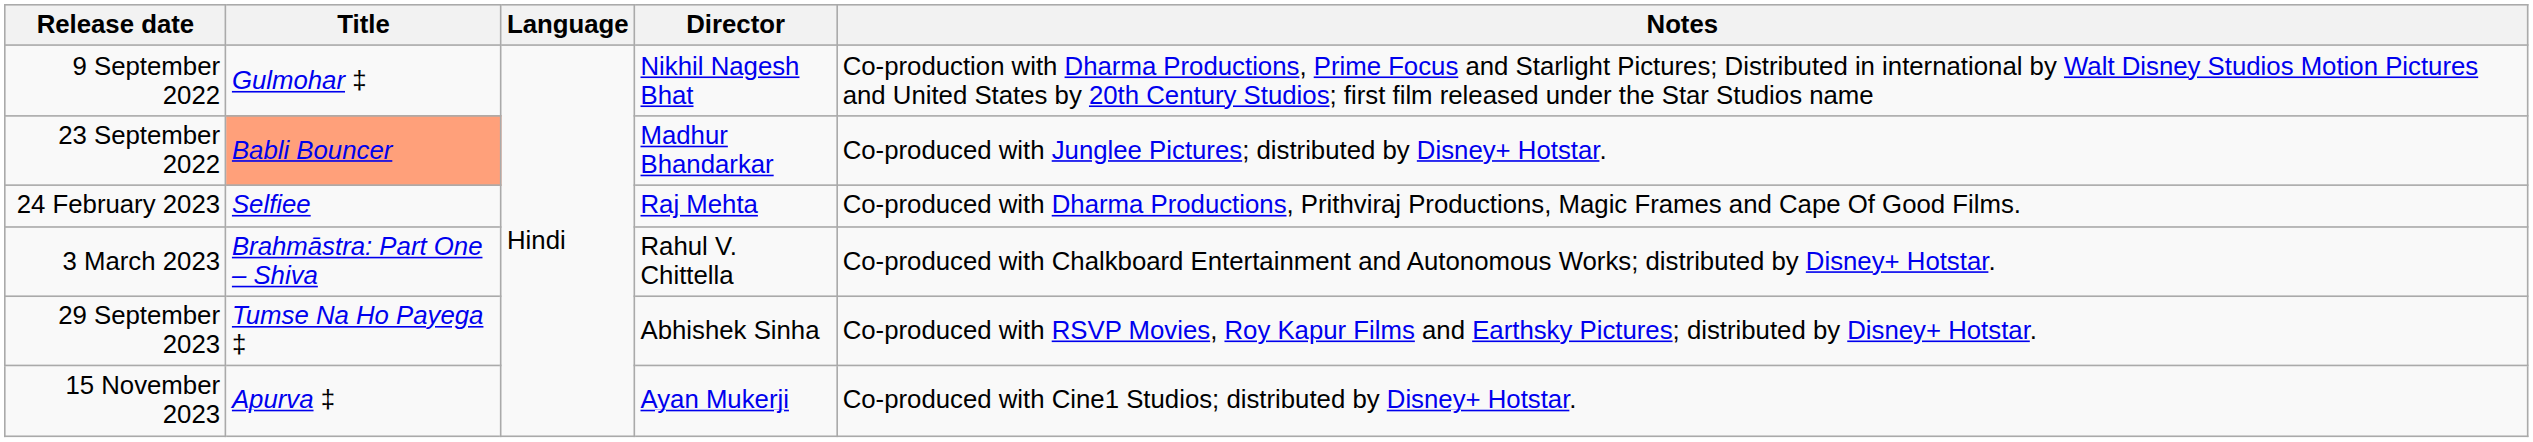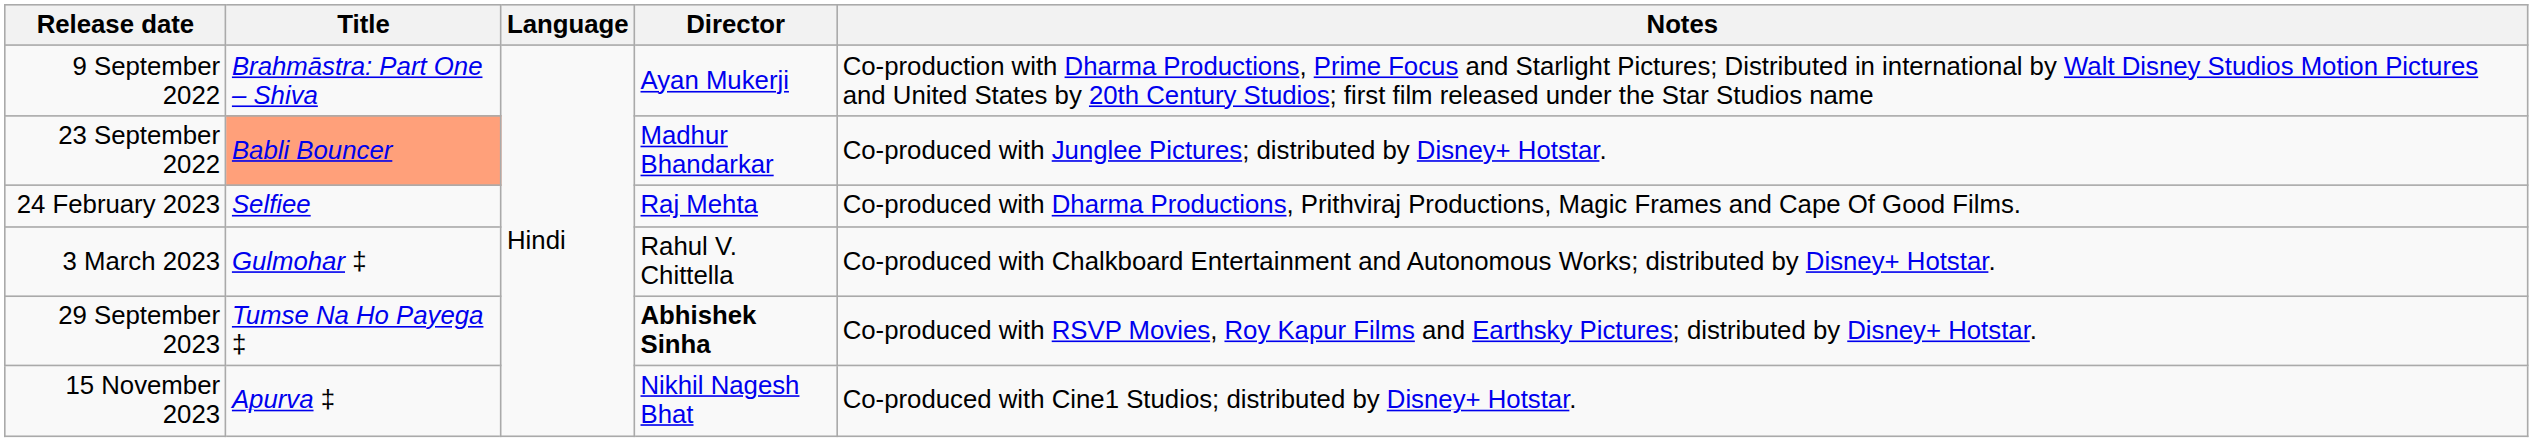(299, 80) Gulmohar ‡ -> (357, 80) Brahmāstra: Part One – Shiva
(720, 80) Nikhil Nagesh Bhat -> (715, 80) Ayan Mukerji
(357, 260) Brahmāstra: Part One – Shiva -> (299, 260) Gulmohar ‡
(730, 330) normal -> (698, 330) bold
(715, 400) Ayan Mukerji -> (720, 400) Nikhil Nagesh Bhat
